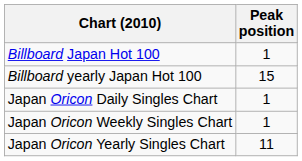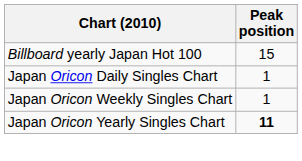- row: (84, 54)
(267, 144) normal -> (267, 122) bold
